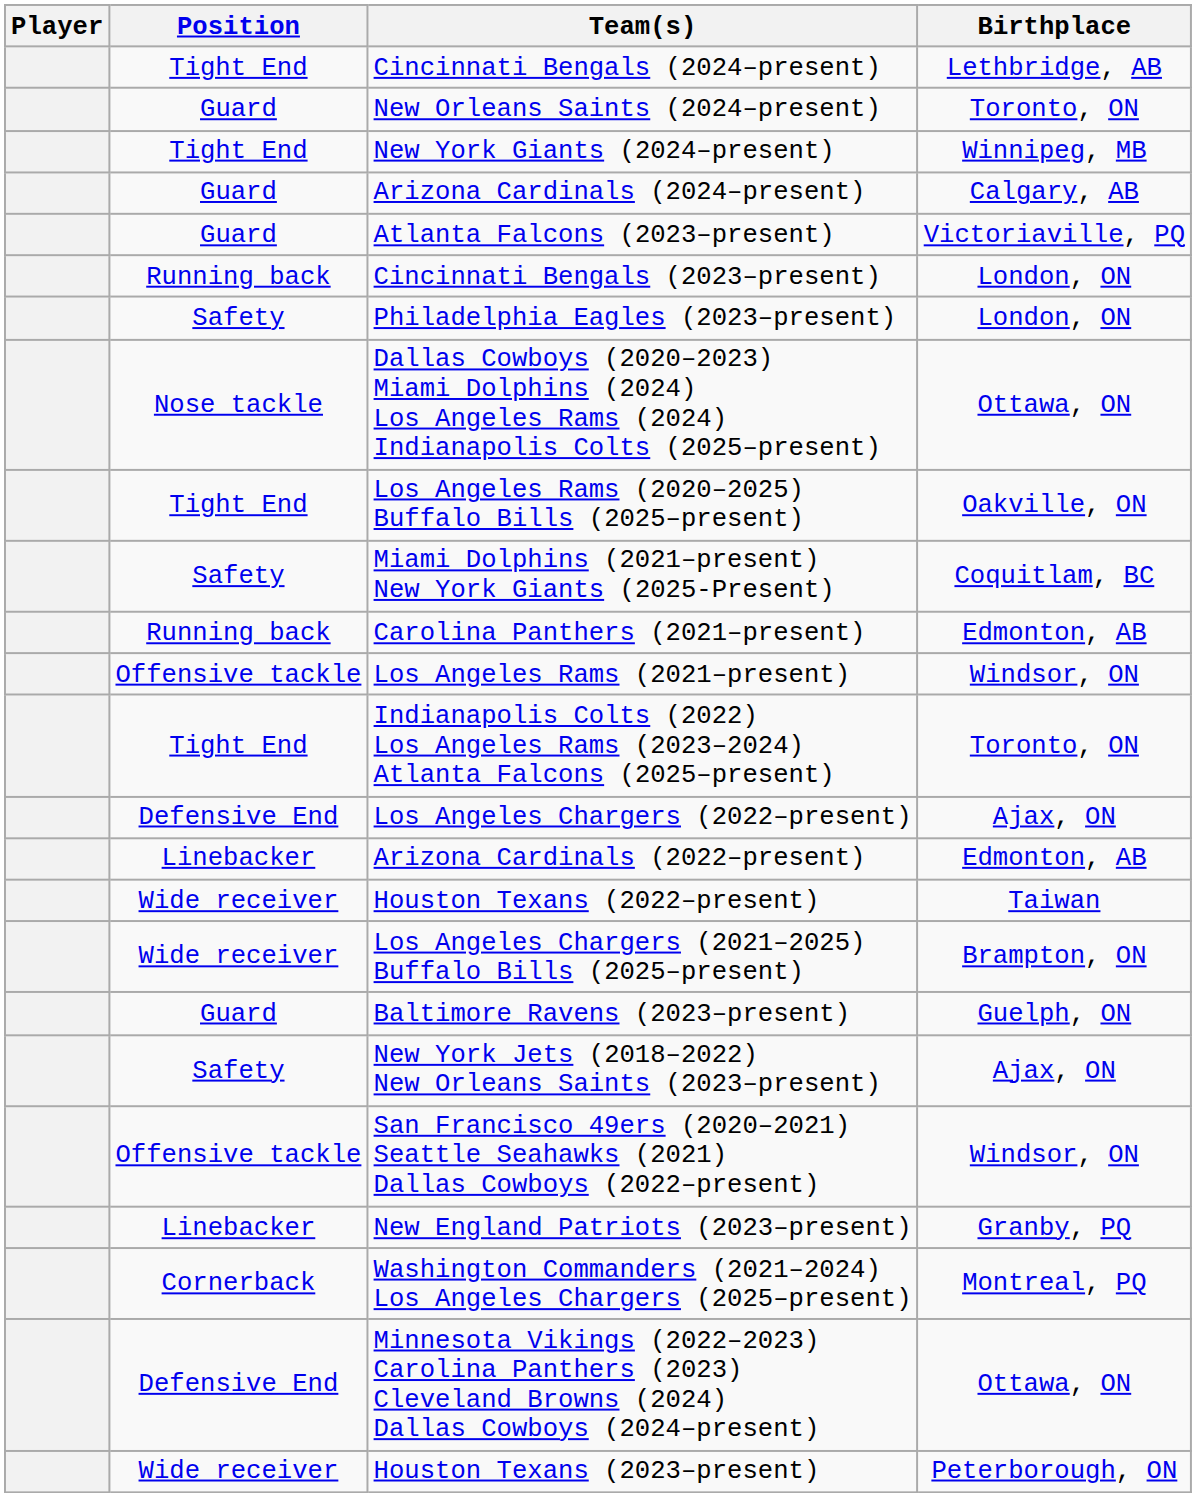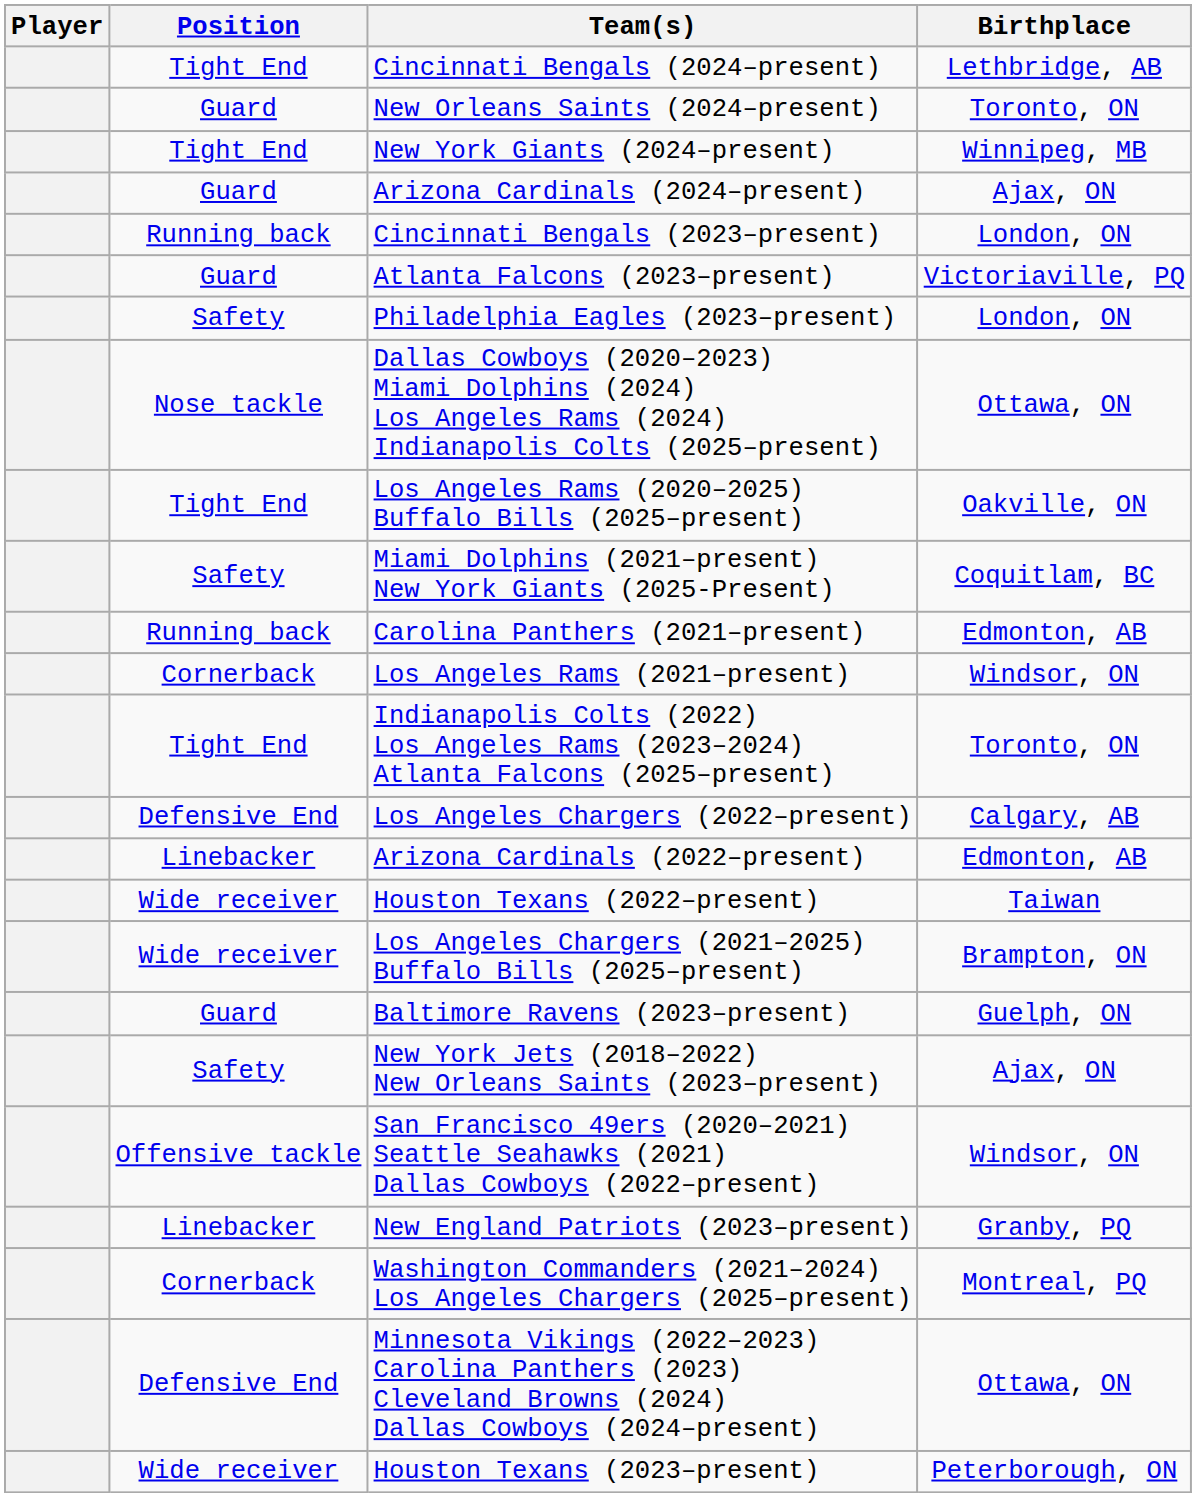(1054, 193) Calgary, AB -> (1054, 193) Ajax, ON
rows swapped: (604, 235) <-> (627, 276)
(238, 674) Offensive tackle -> (238, 674) Cornerback
(1054, 817) Ajax, ON -> (1054, 817) Calgary, AB
